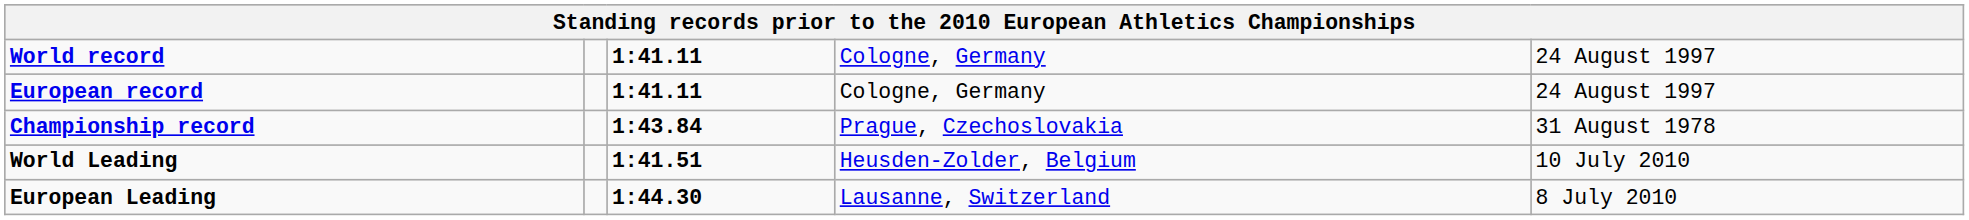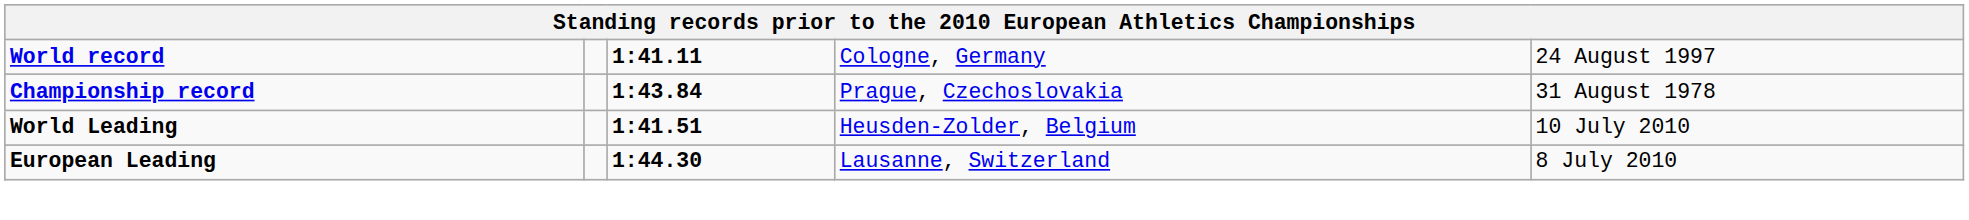- row: (106, 92)
